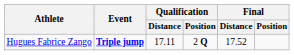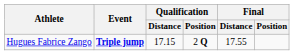(165, 42) 17.11 -> (165, 42) 17.15
(236, 42) 17.52 -> (236, 42) 17.55
